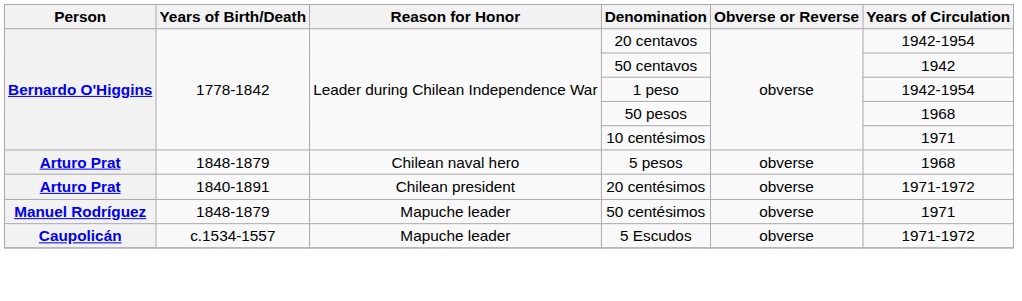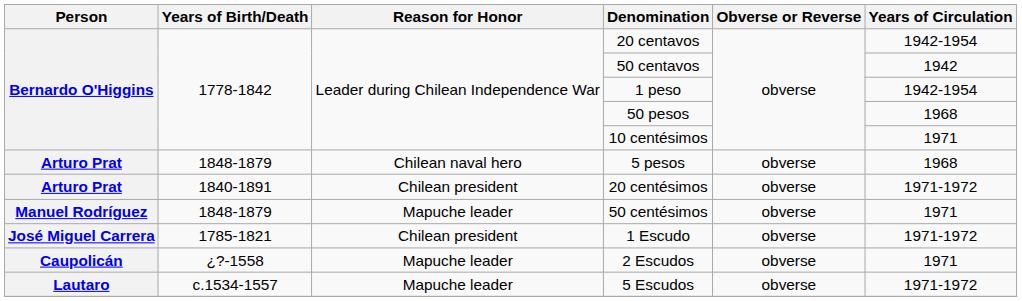+ row: (658, 236)
+ row: (658, 260)
(80, 236) Caupolicán -> (81, 284) Lautaro
